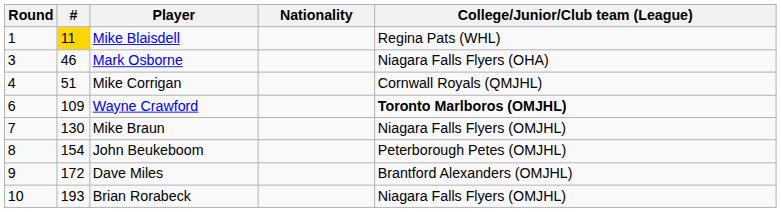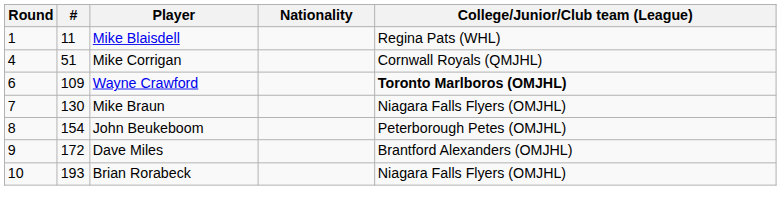(68, 38) gold background -> (68, 38) no background
- row: (138, 60)
